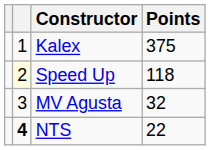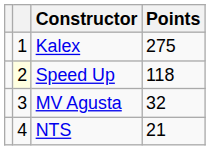(161, 46) 375 -> (161, 46) 275
(22, 131) bold -> (22, 131) normal
(156, 131) 22 -> (156, 131) 21
